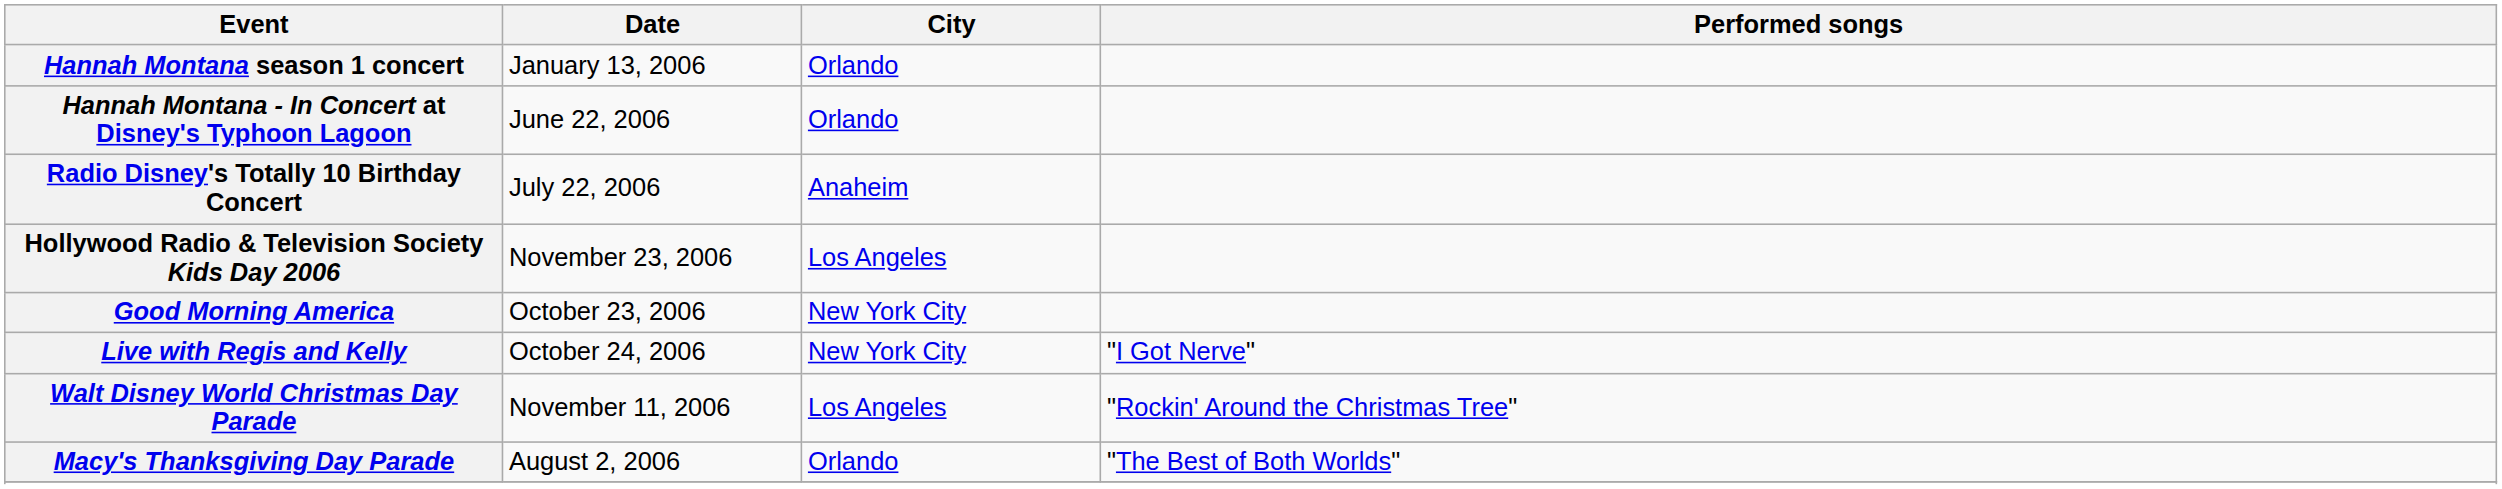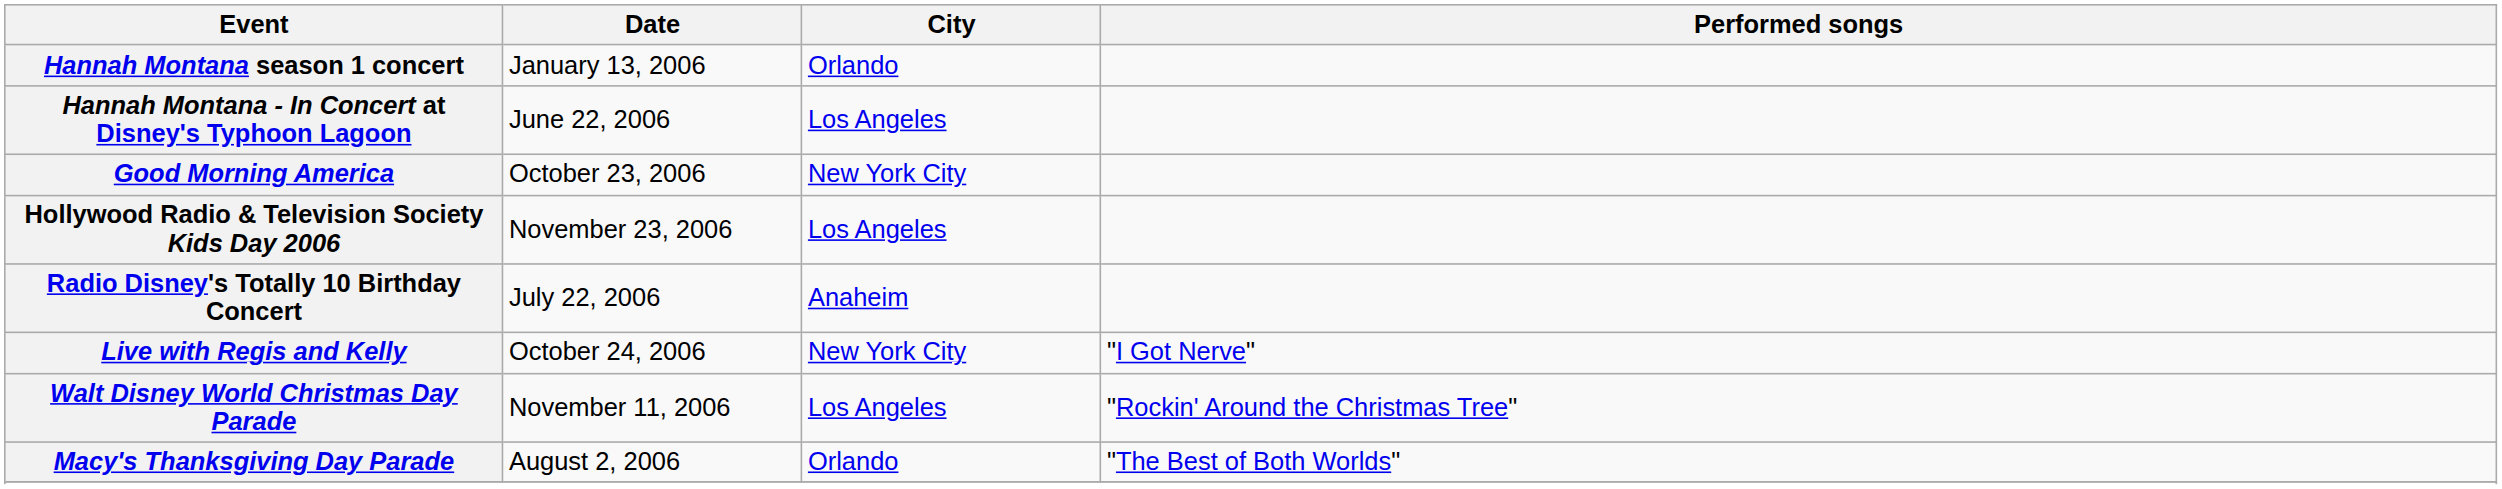(853, 119) Orlando -> (877, 119) Los Angeles
rows swapped: (254, 188) <-> (254, 312)
